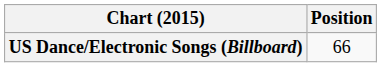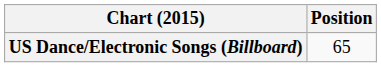(342, 47) 66 -> (342, 47) 65
